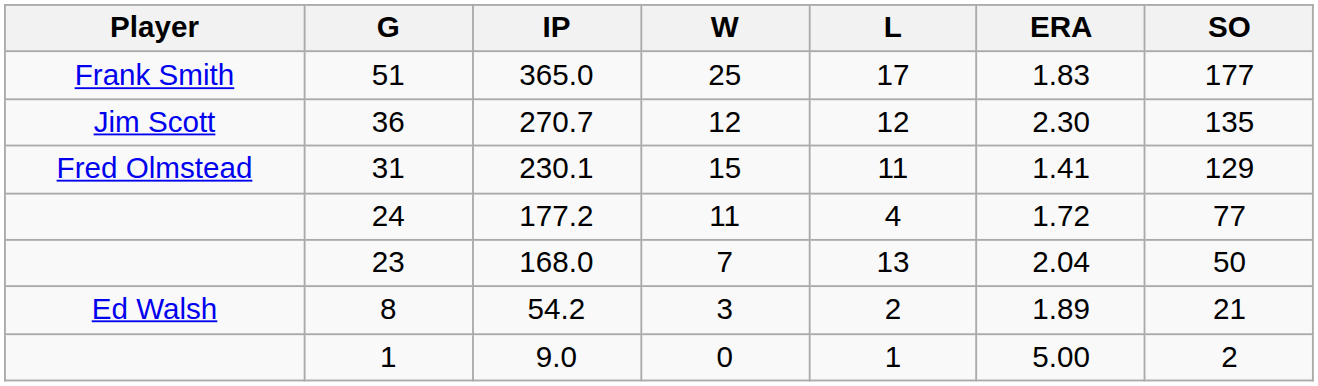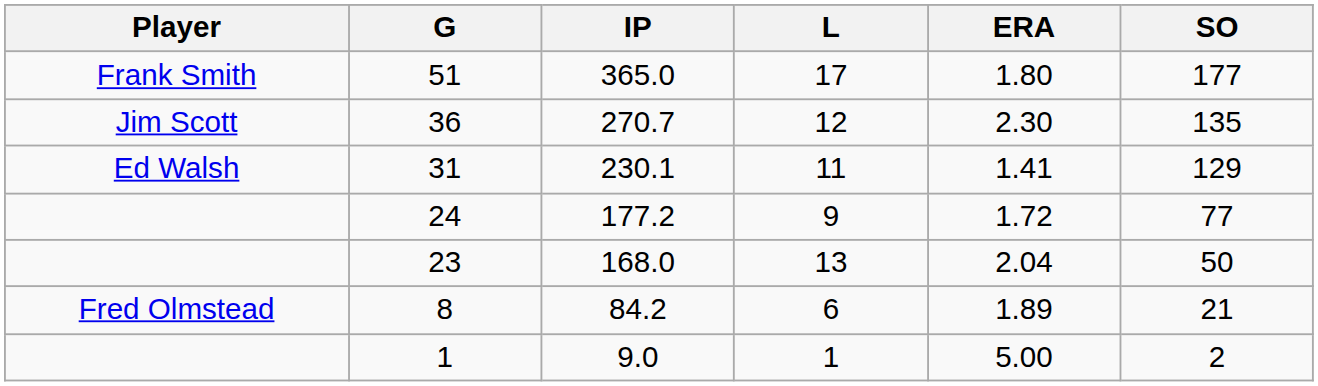- column: (725, 27)
(1061, 74) 1.83 -> (1024, 74) 1.80
(154, 168) Fred Olmstead -> (177, 168) Ed Walsh
(893, 215) 4 -> (831, 215) 9
(154, 309) Ed Walsh -> (177, 309) Fred Olmstead
(556, 309) 54.2 -> (638, 309) 84.2
(893, 309) 2 -> (831, 309) 6
